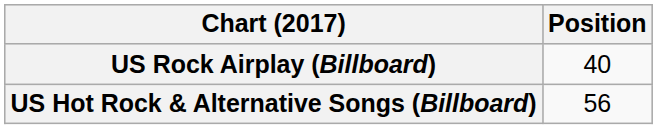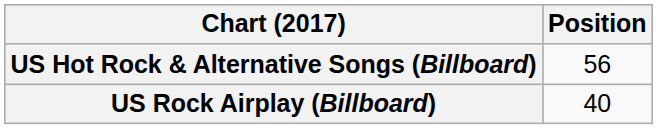rows swapped: (274, 103) <-> (274, 63)
